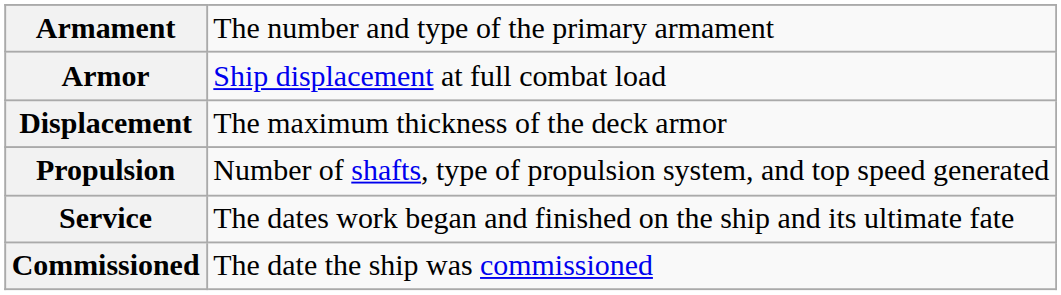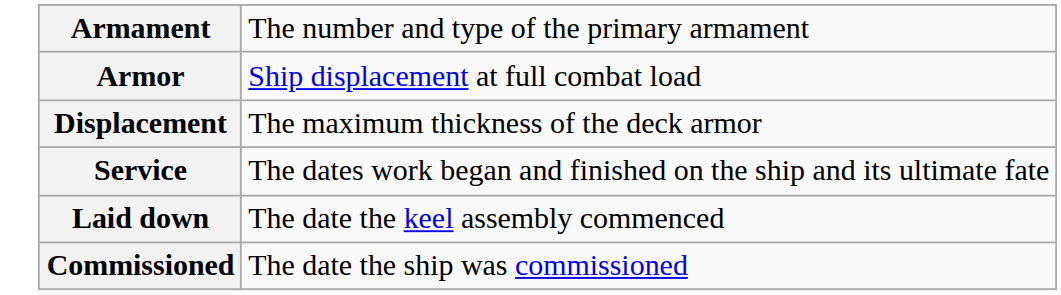- row: (106, 170)
+ row: (141, 218)
